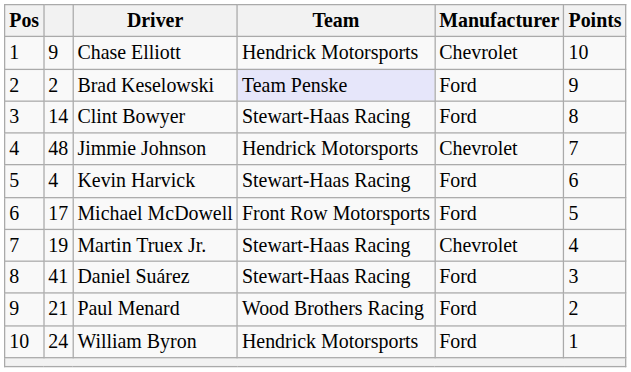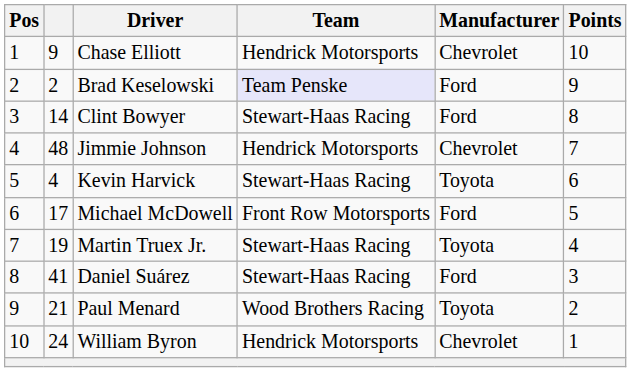(458, 180) Ford -> (467, 180) Toyota
(478, 244) Chevrolet -> (467, 244) Toyota
(458, 308) Ford -> (467, 308) Toyota
(458, 340) Ford -> (478, 340) Chevrolet
